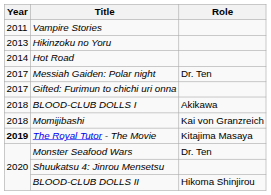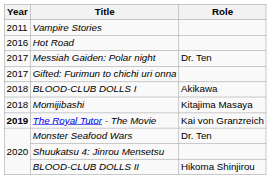- row: (72, 43)
(17, 58) 2014 -> (17, 43) 2016
(223, 120) Kai von Granzreich -> (217, 105) Kitajima Masaya
(217, 136) Kitajima Masaya -> (223, 120) Kai von Granzreich
